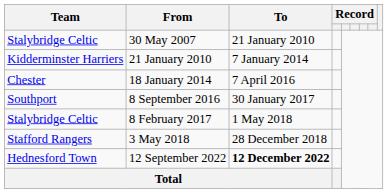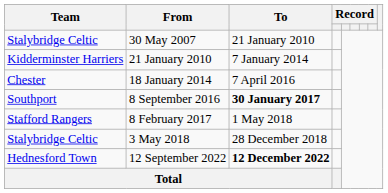(273, 99) normal -> (276, 99) bold
(53, 119) Stalybridge Celtic -> (50, 119) Stafford Rangers
(50, 138) Stafford Rangers -> (53, 138) Stalybridge Celtic
